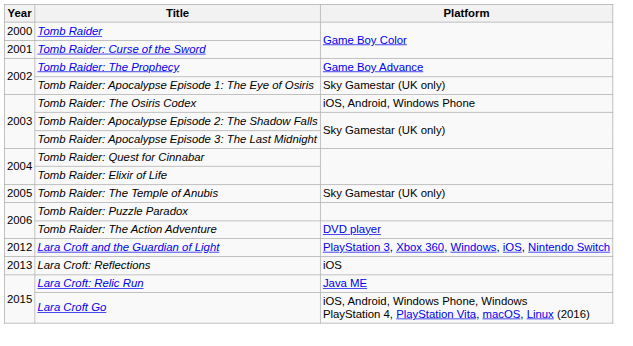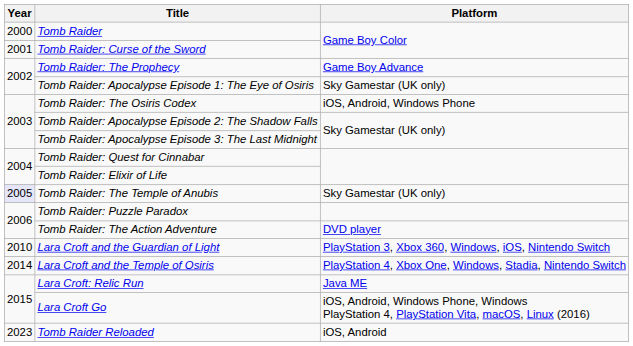(20, 193) no background -> (20, 193) lavender background
(20, 247) 2012 -> (20, 247) 2010
- row: (94, 265)
+ row: (126, 265)
+ row: (96, 332)
